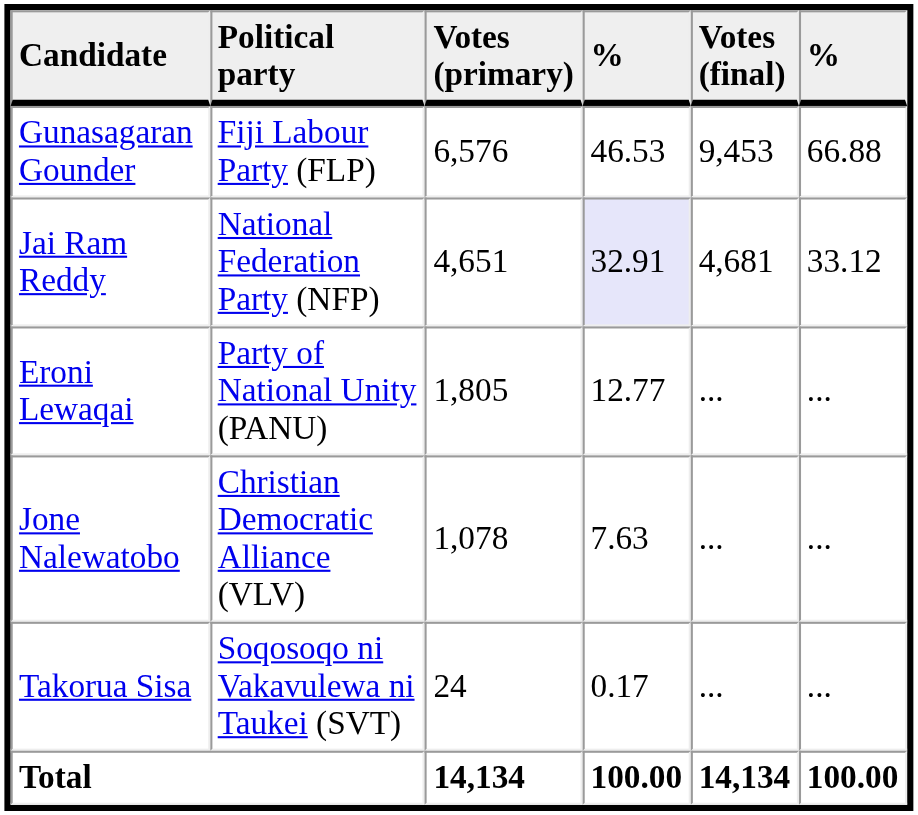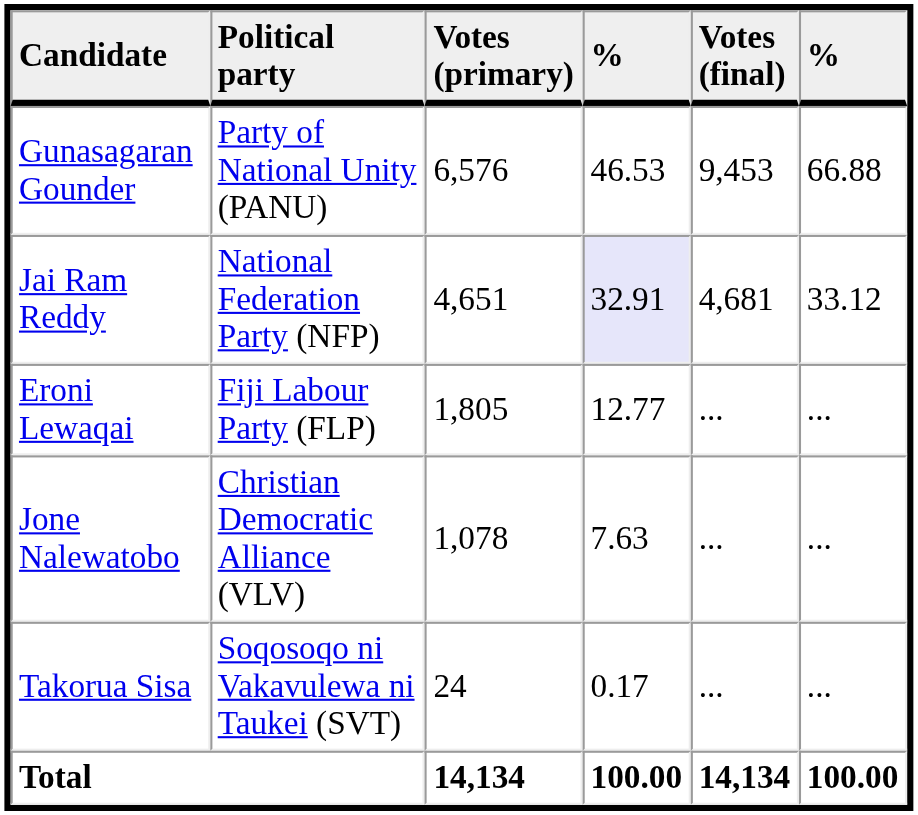(297, 151) Fiji Labour Party (FLP) -> (317, 169) Party of National Unity (PANU)
(317, 390) Party of National Unity (PANU) -> (297, 409) Fiji Labour Party (FLP)
